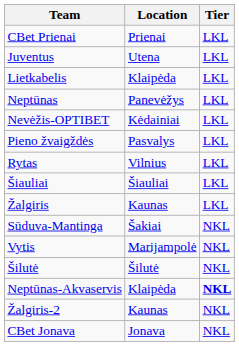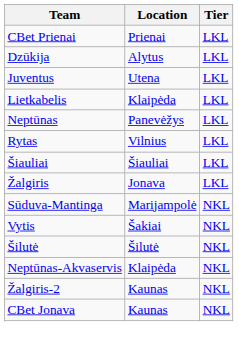+ row: (28, 57)
- row: (58, 120)
- row: (50, 141)
(148, 204) Kaunas -> (146, 183) Jonava
(145, 225) Šakiai -> (162, 204) Marijampolė
(162, 246) Marijampolė -> (145, 225) Šakiai
(217, 288) bold -> (216, 267) normal
(146, 330) Jonava -> (148, 309) Kaunas
